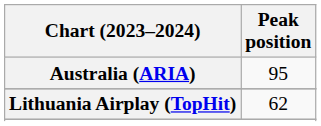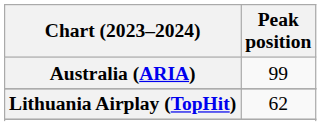(278, 72) 95 -> (278, 72) 99
